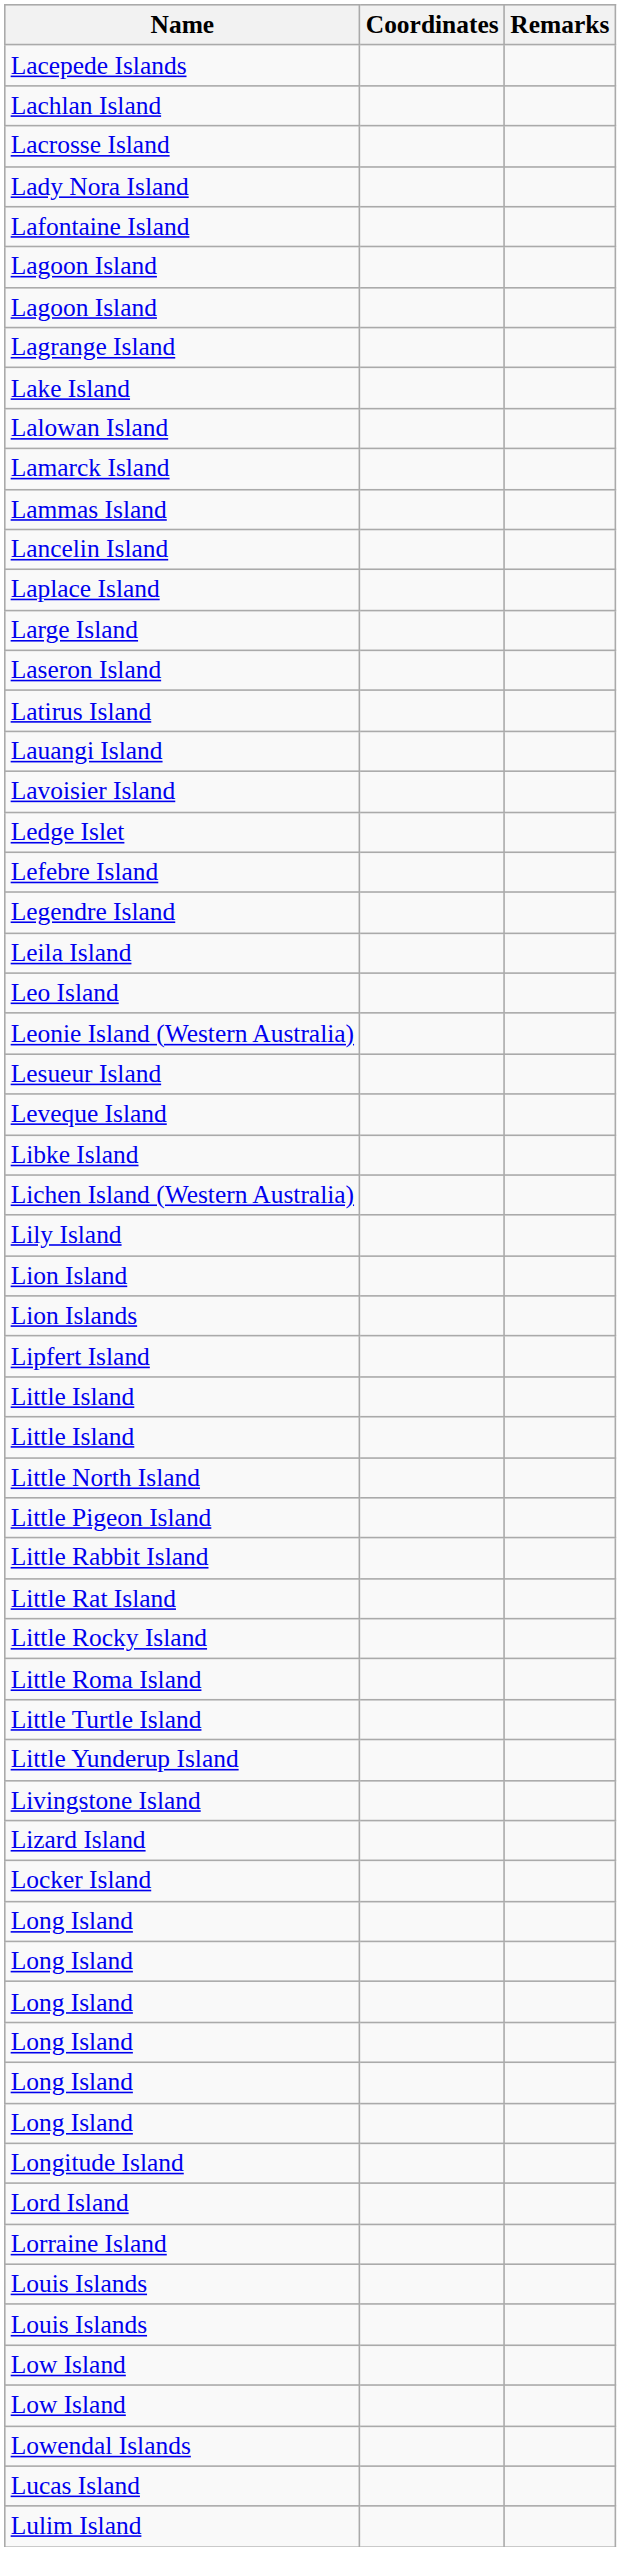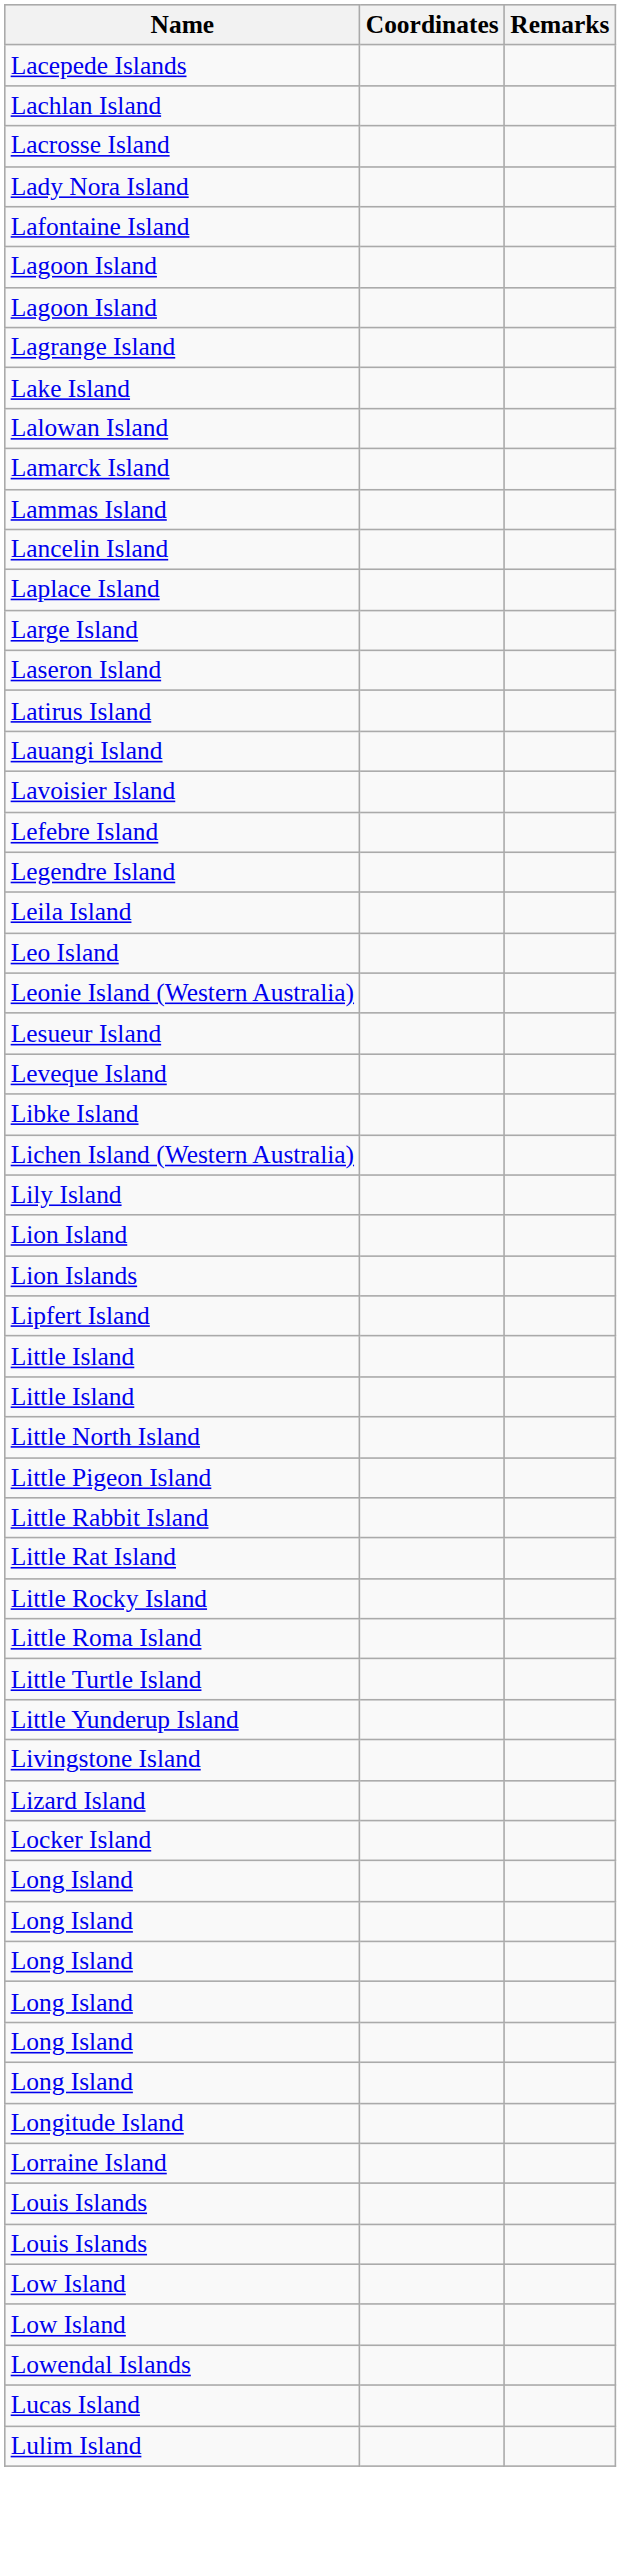- row: (68, 831)
- row: (70, 2203)
